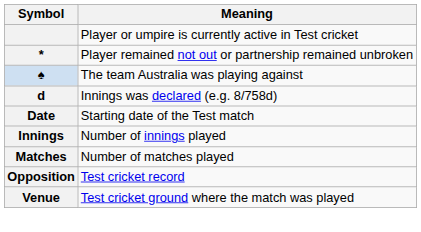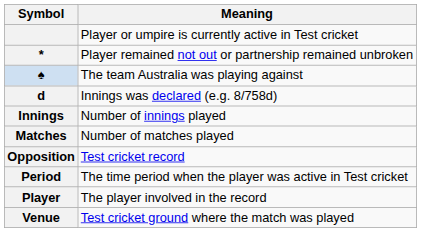- row: (41, 116)
+ row: (41, 177)
+ row: (41, 197)
